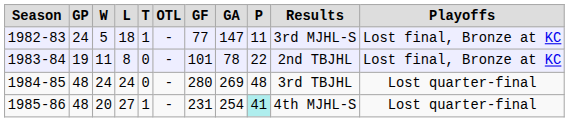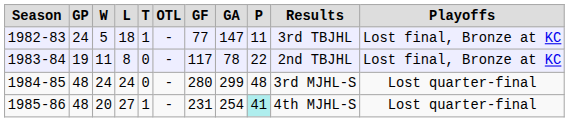(315, 38) 3rd MJHL-S -> (315, 38) 3rd TBJHL
(200, 61) 101 -> (200, 61) 117
(232, 83) 269 -> (232, 83) 299
(315, 83) 3rd TBJHL -> (315, 83) 3rd MJHL-S
